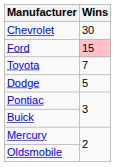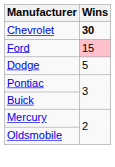(88, 30) normal -> (88, 30) bold
- row: (23, 65)
